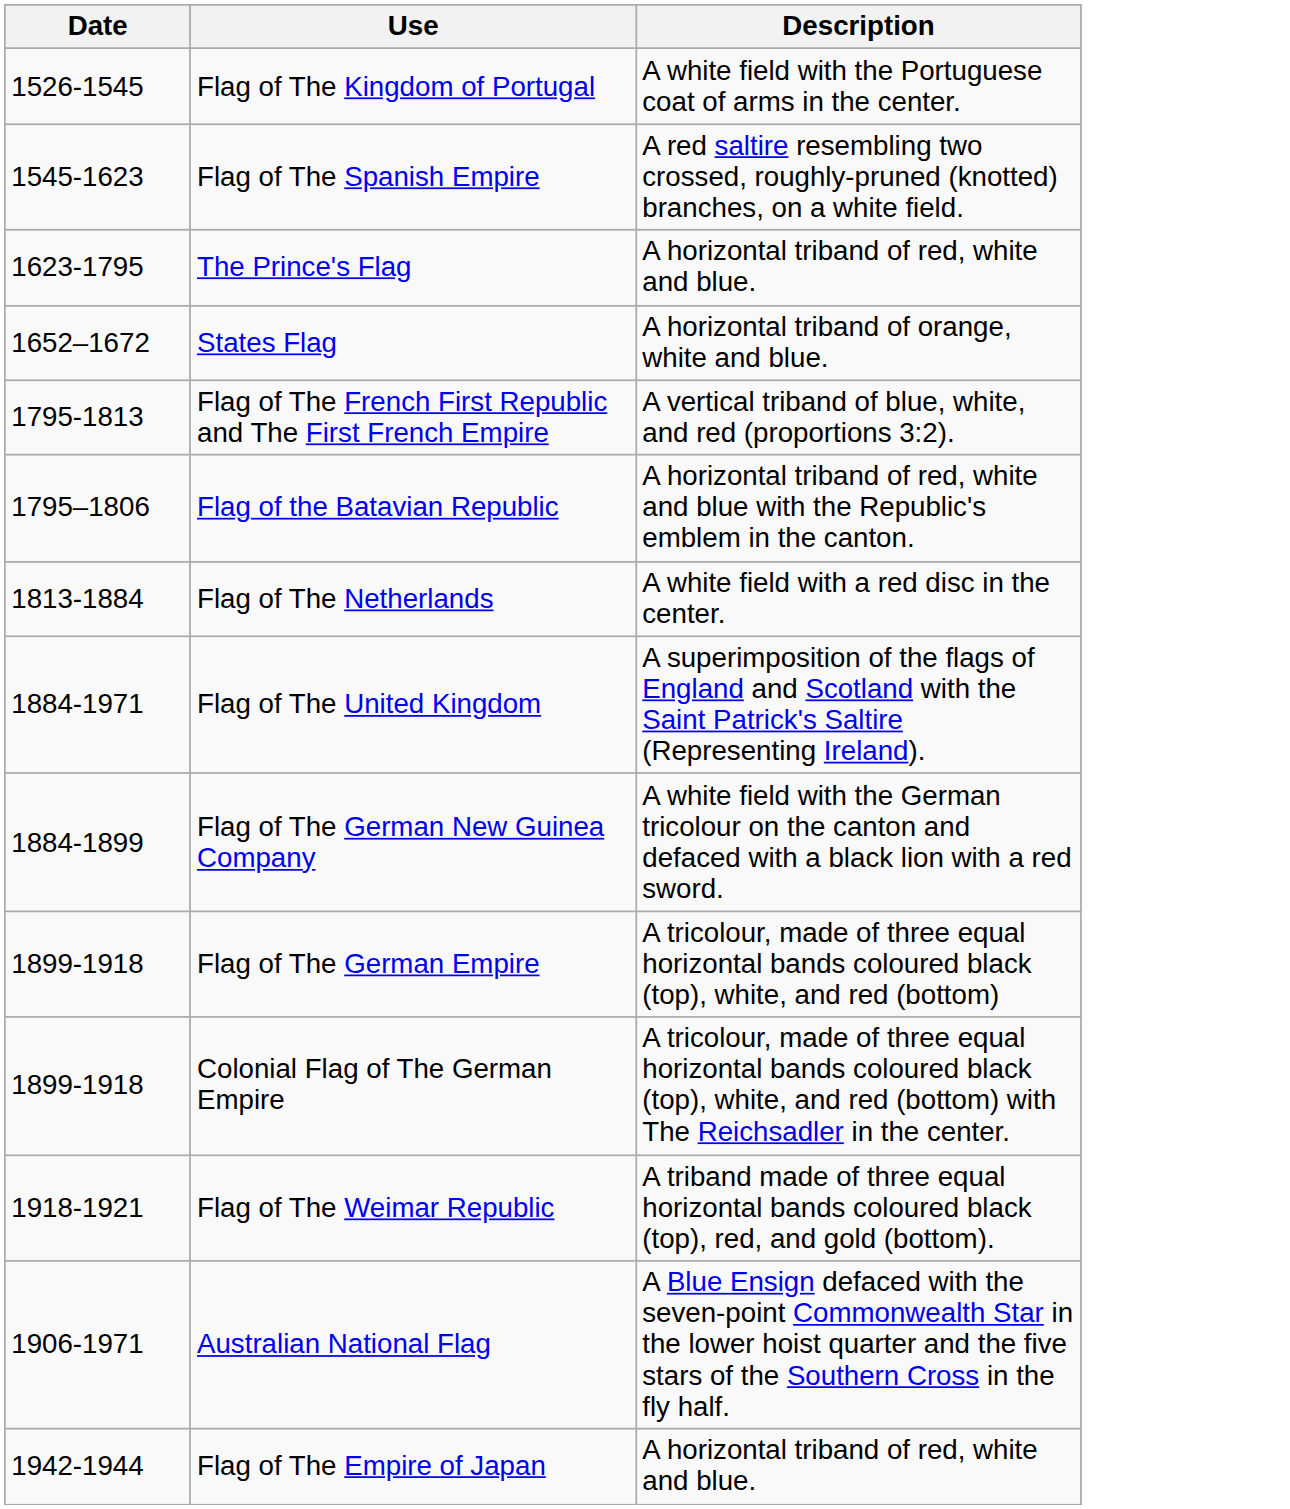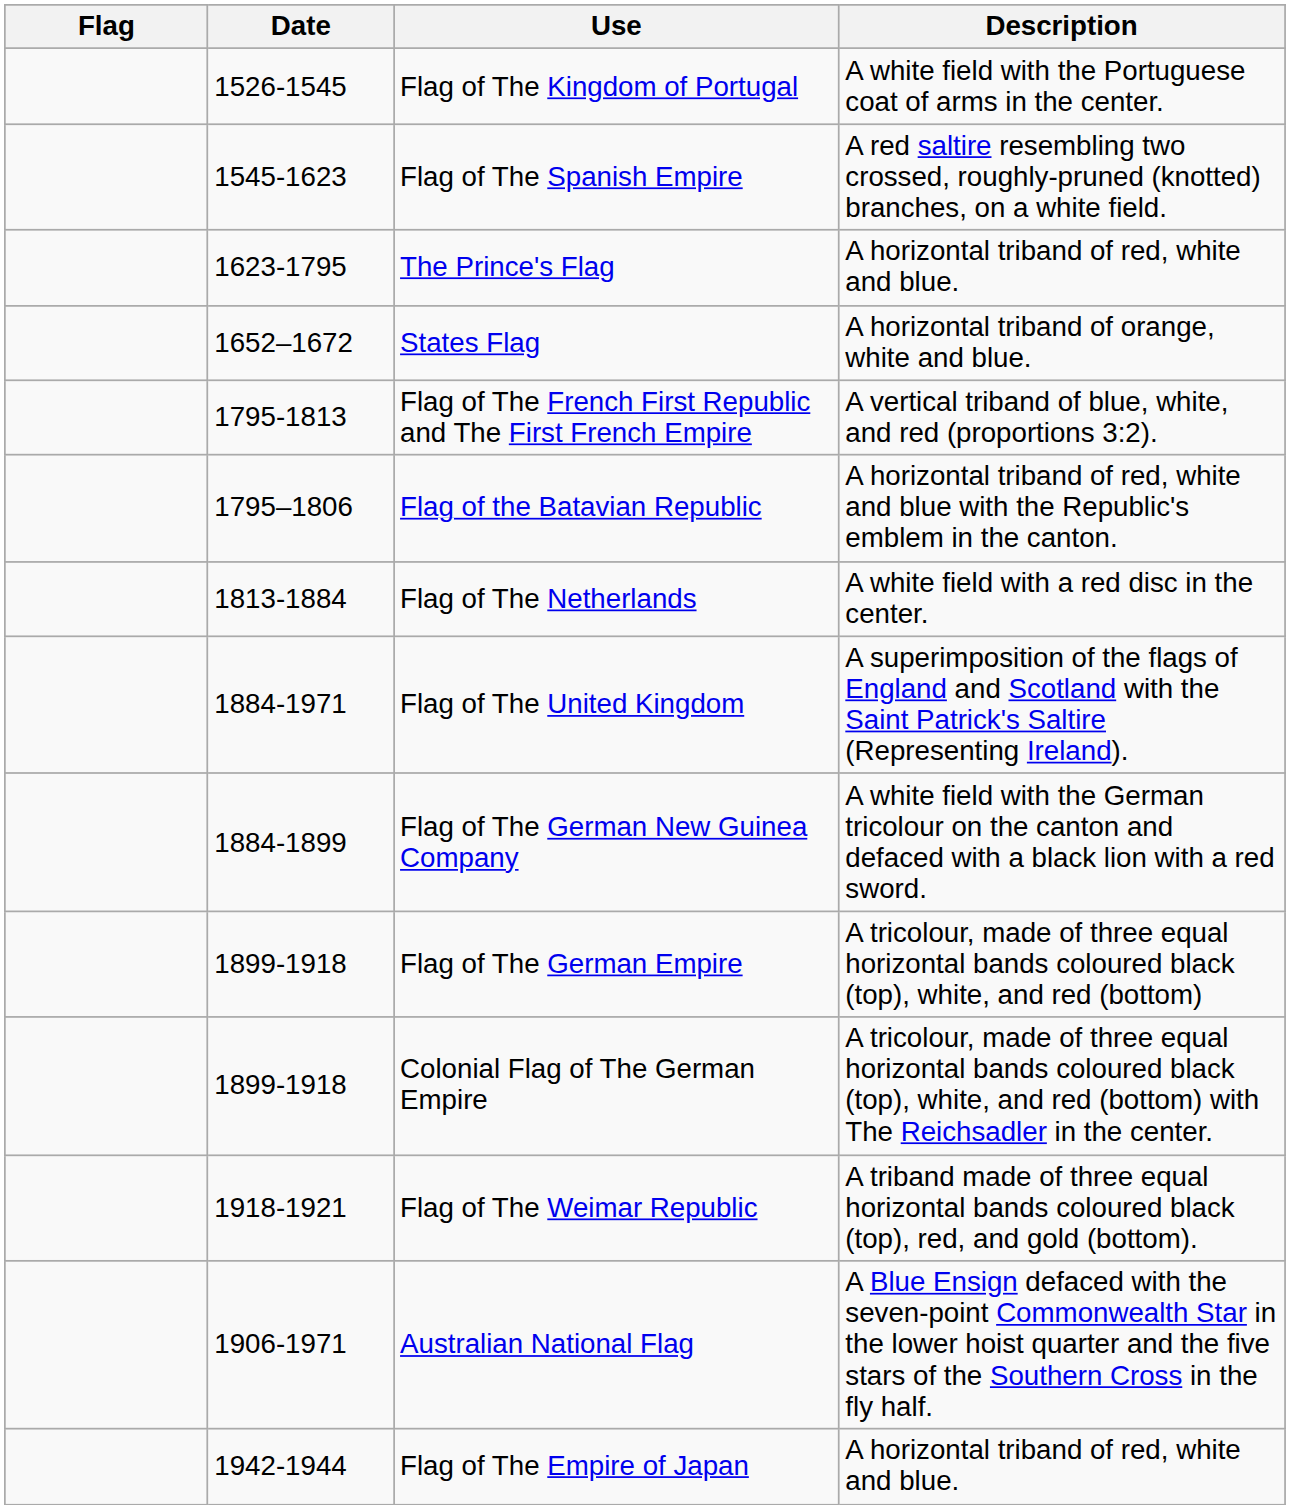+ column: (106, 26)
